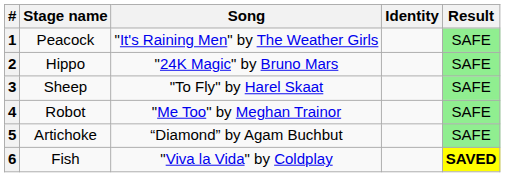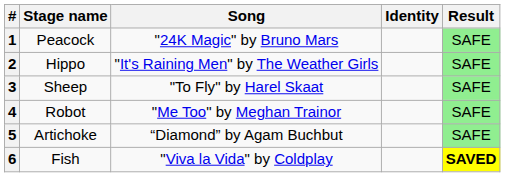(246, 40) "It's Raining Men" by The Weather Girls -> (246, 40) "24K Magic" by Bruno Mars
(246, 64) "24K Magic" by Bruno Mars -> (246, 64) "It's Raining Men" by The Weather Girls
